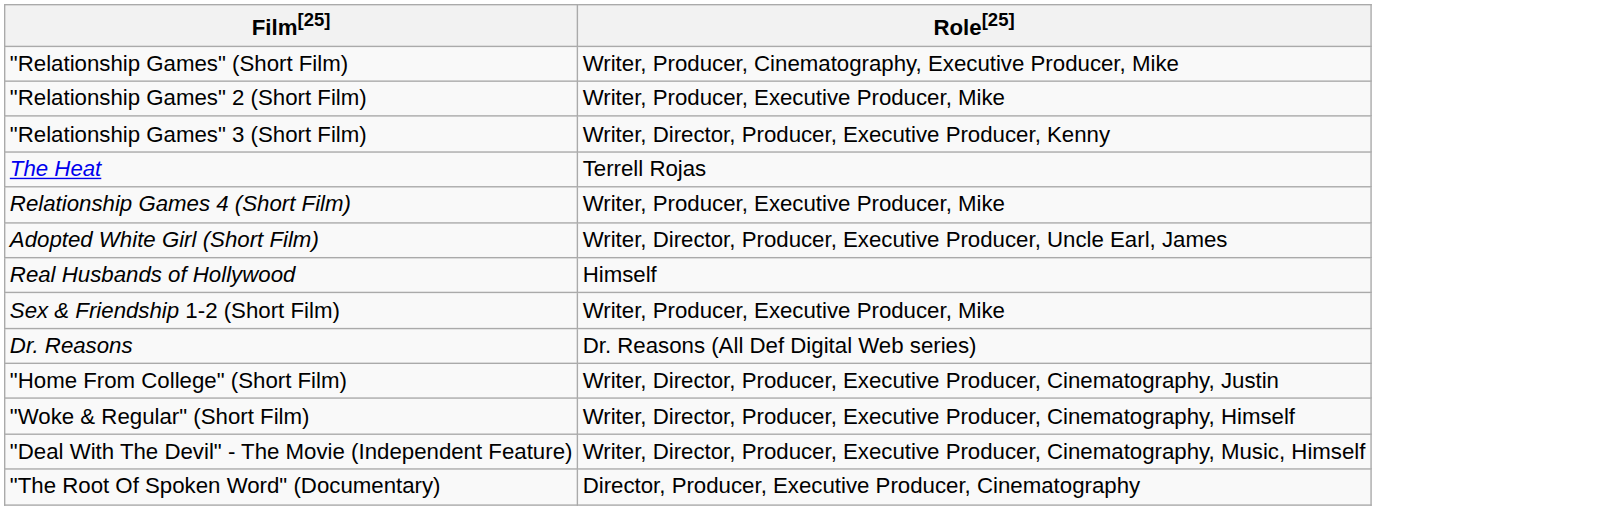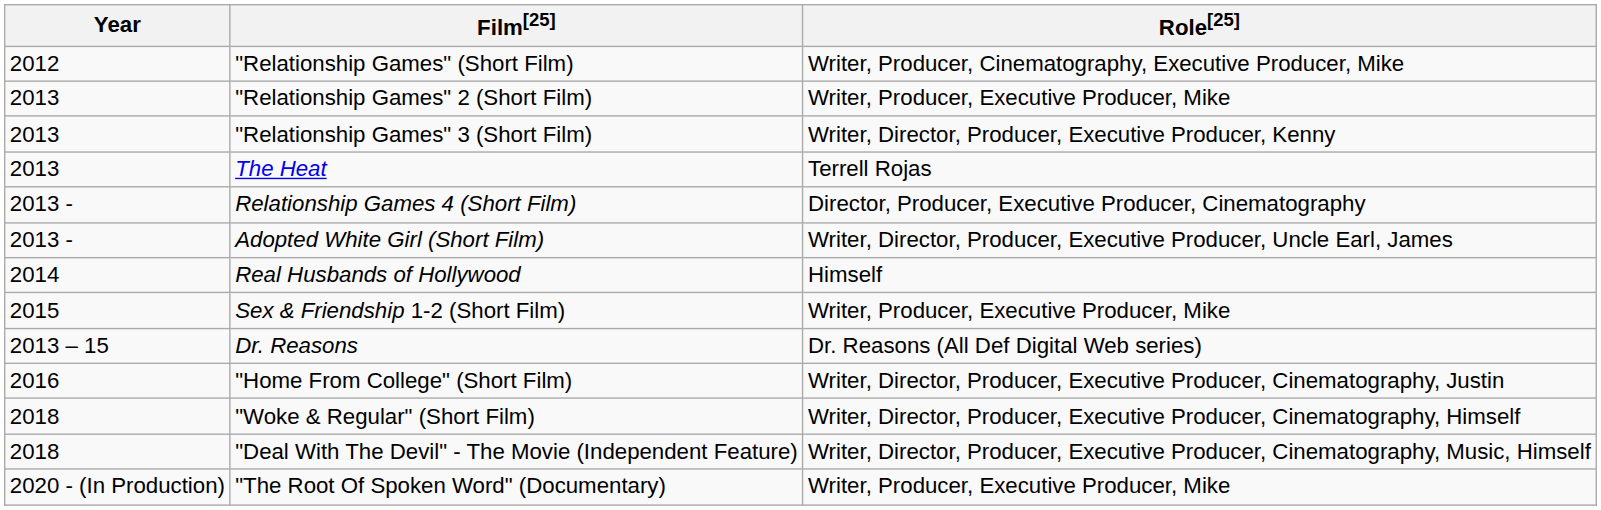+ column: (117, 25)
(794, 204) Writer, Producer, Executive Producer, Mike -> (1087, 204) Director, Producer, Executive Producer, Cinematography
(861, 486) Director, Producer, Executive Producer, Cinematography -> (1019, 486) Writer, Producer, Executive Producer, Mike
